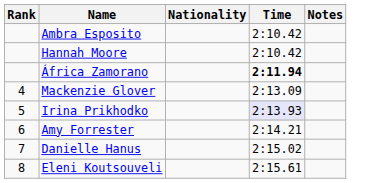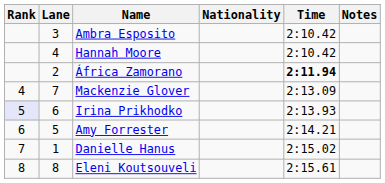+ column: (56, 14)
(22, 110) no background -> (22, 110) lavender background
(277, 110) lavender background -> (311, 110) no background
